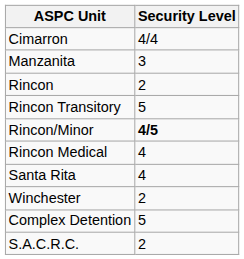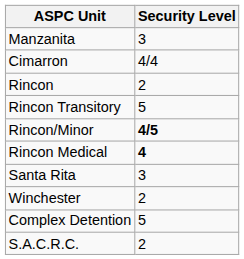rows swapped: (38, 39) <-> (42, 62)
(142, 153) normal -> (142, 153) bold
(142, 175) 4 -> (142, 175) 3
